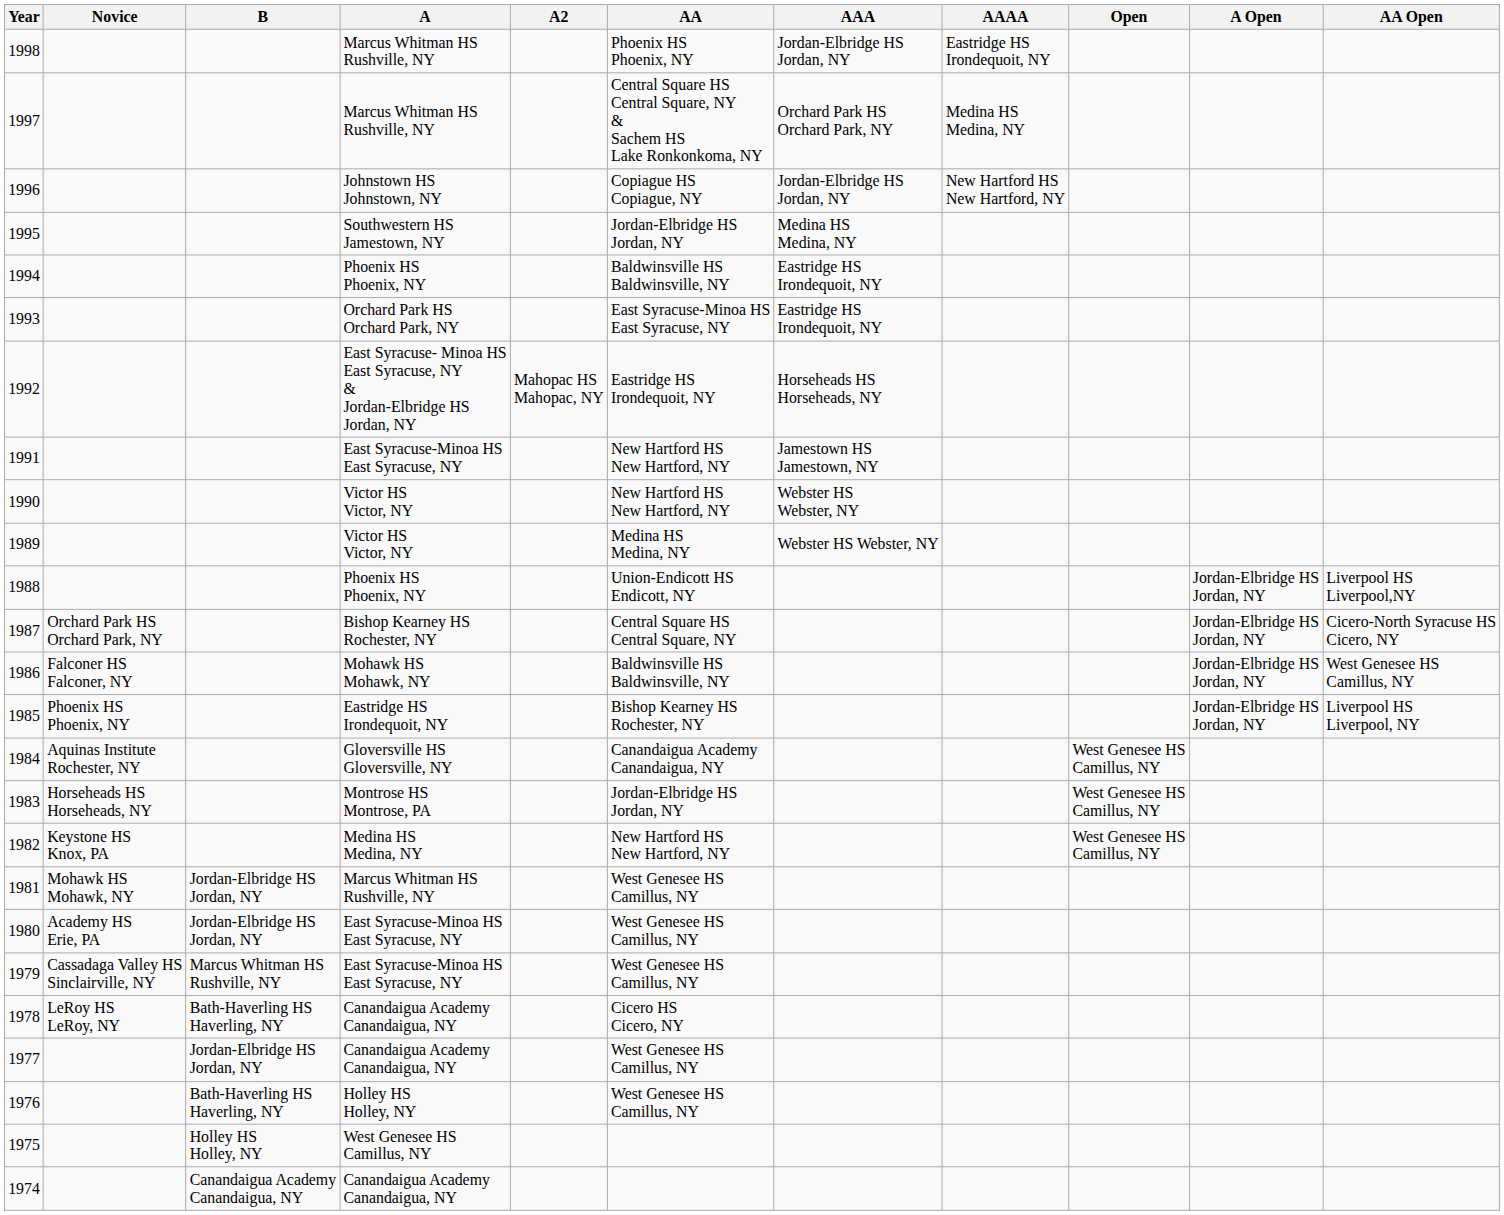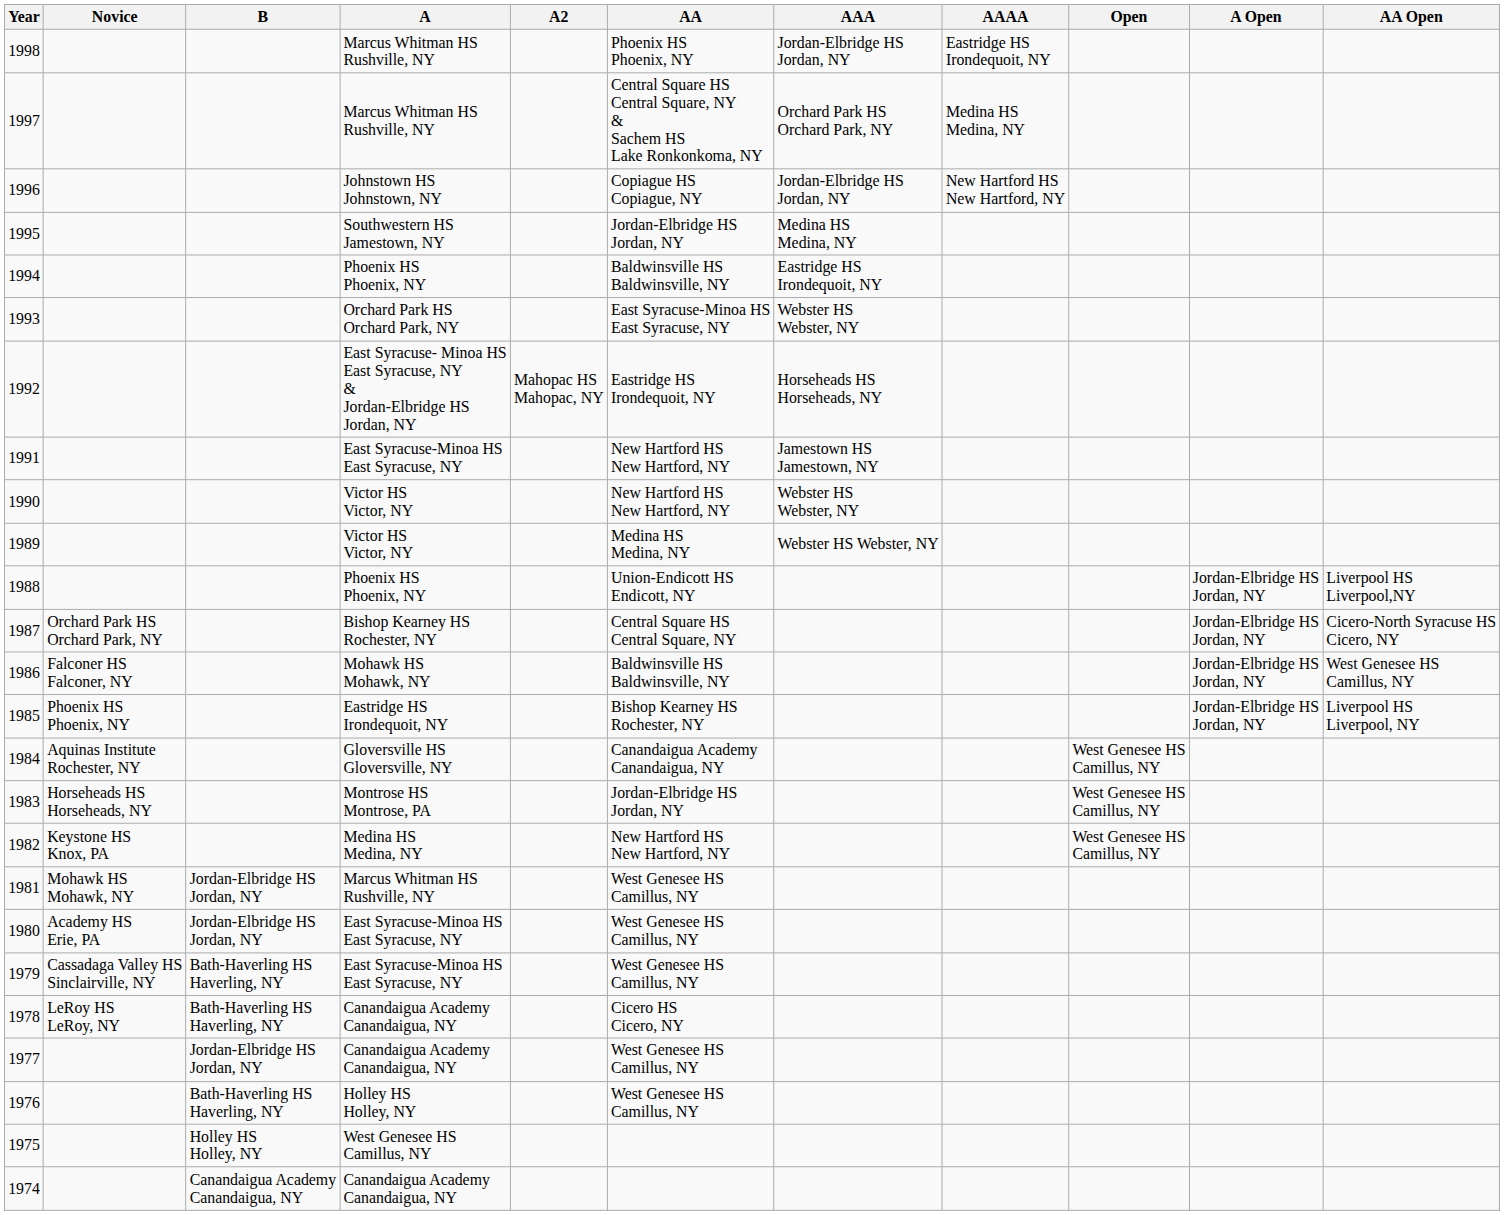(830, 319) Eastridge HS Irondequoit, NY -> (818, 319) Webster HS Webster, NY
(257, 973) Marcus Whitman HS Rushville, NY -> (251, 973) Bath-Haverling HS Haverling, NY
